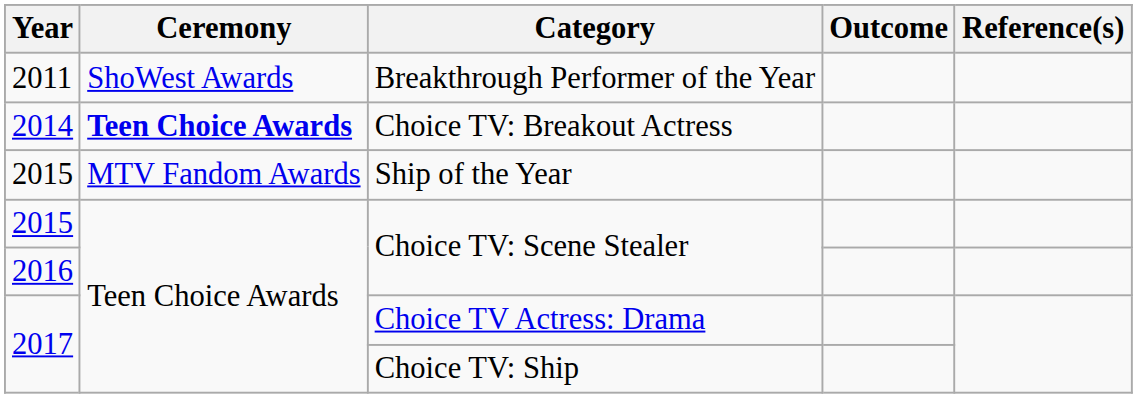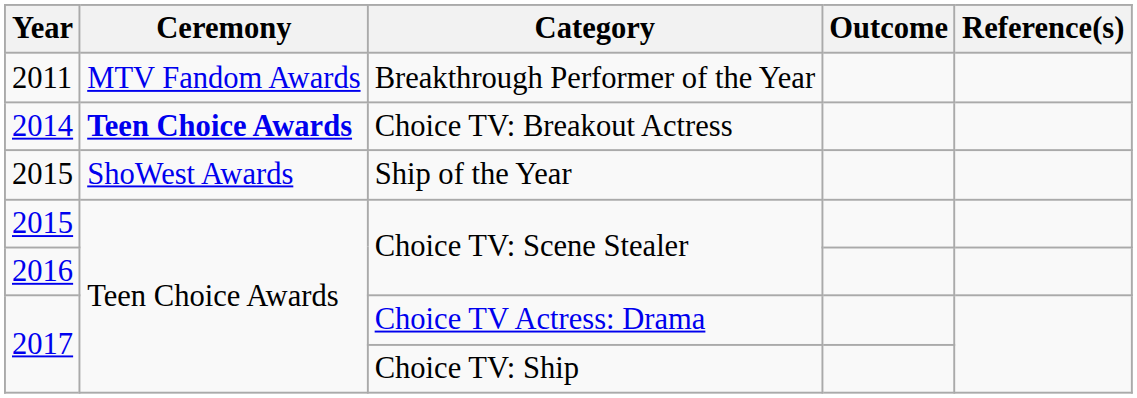(190, 77) ShoWest Awards -> (224, 77) MTV Fandom Awards
(224, 174) MTV Fandom Awards -> (190, 174) ShoWest Awards
